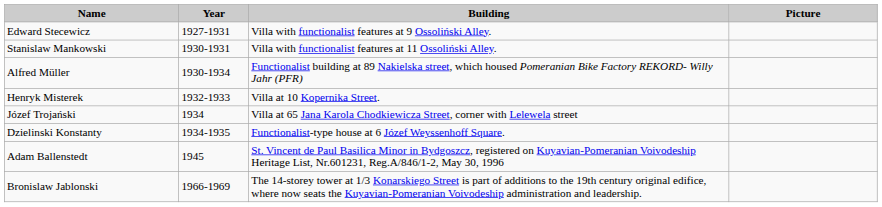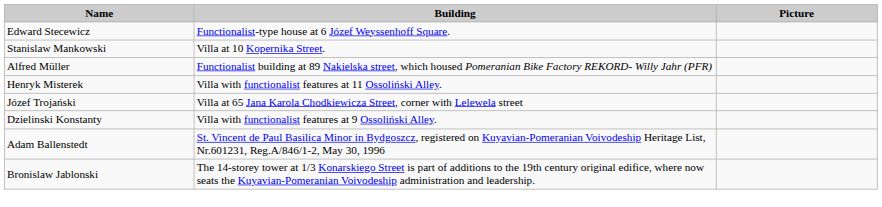- column: (214, 13)
(371, 31) Villa with functionalist features at 9 Ossoliński Alley. -> (323, 31) Functionalist-type house at 6 Józef Weyssenhoff Square.
(374, 48) Villa with functionalist features at 11 Ossoliński Alley. -> (261, 48) Villa at 10 Kopernika Street.
(316, 97) Villa at 10 Kopernika Street. -> (319, 84) Villa with functionalist features at 11 Ossoliński Alley.
(378, 132) Functionalist-type house at 6 Józef Weyssenhoff Square. -> (317, 119) Villa with functionalist features at 9 Ossoliński Alley.
